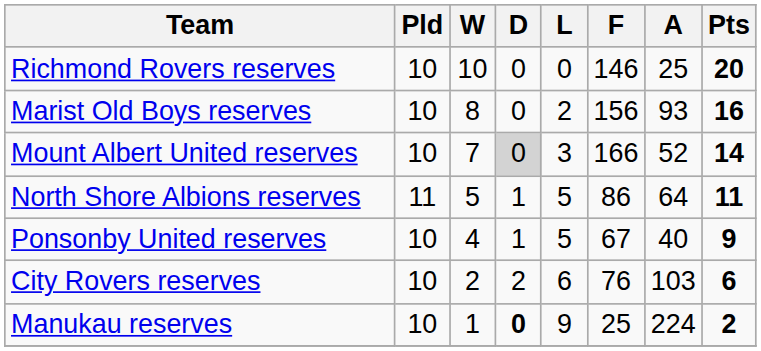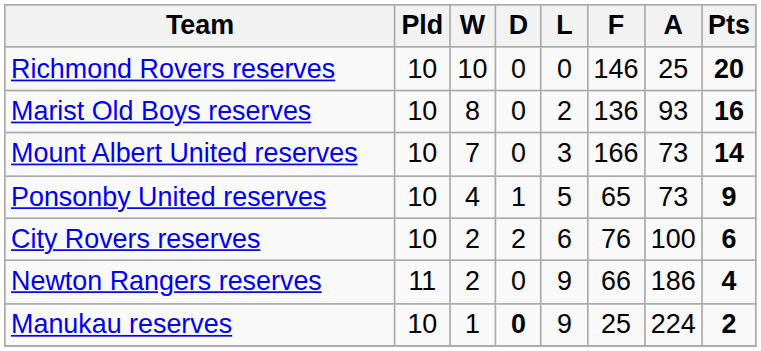(616, 111) 156 -> (616, 111) 136
(518, 153) lightgrey background -> (518, 153) no background
(673, 153) 52 -> (673, 153) 73
- row: (186, 196)
(616, 238) 67 -> (616, 196) 65
(673, 238) 40 -> (673, 196) 73
(673, 281) 103 -> (673, 238) 100
+ row: (166, 281)
